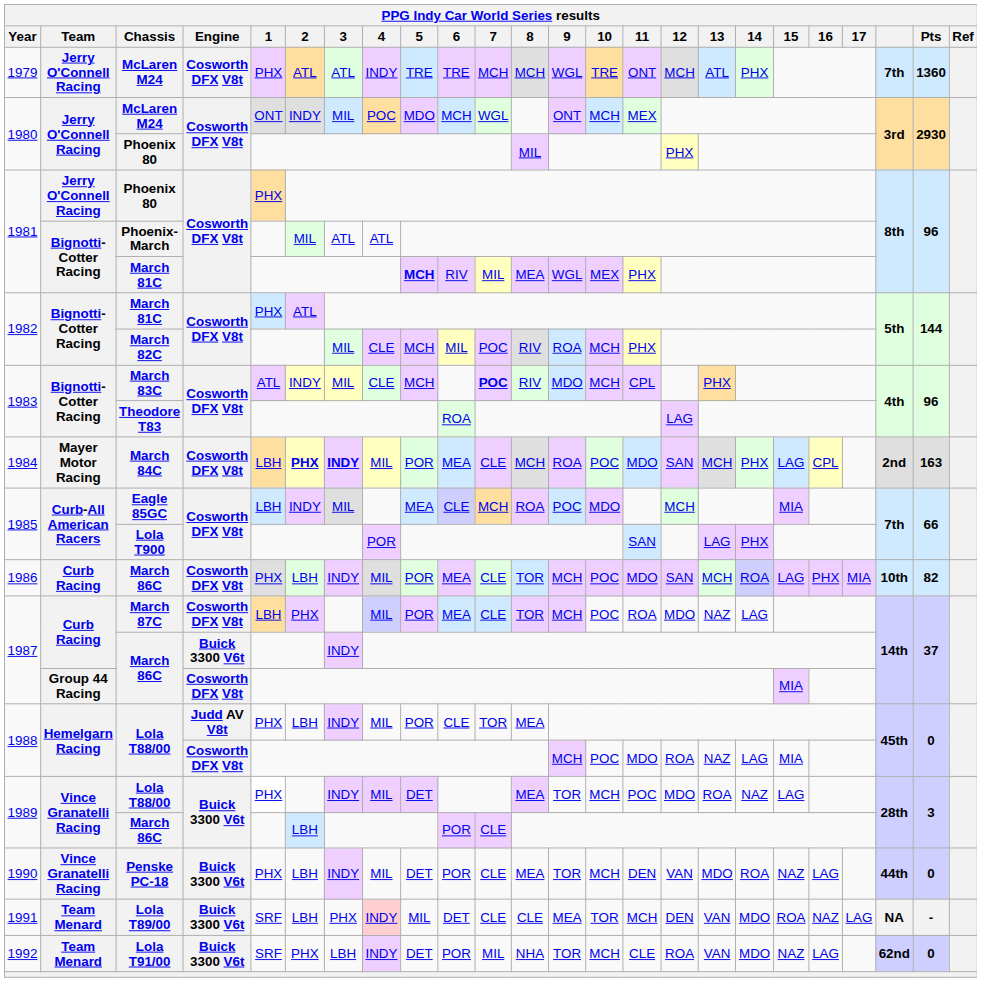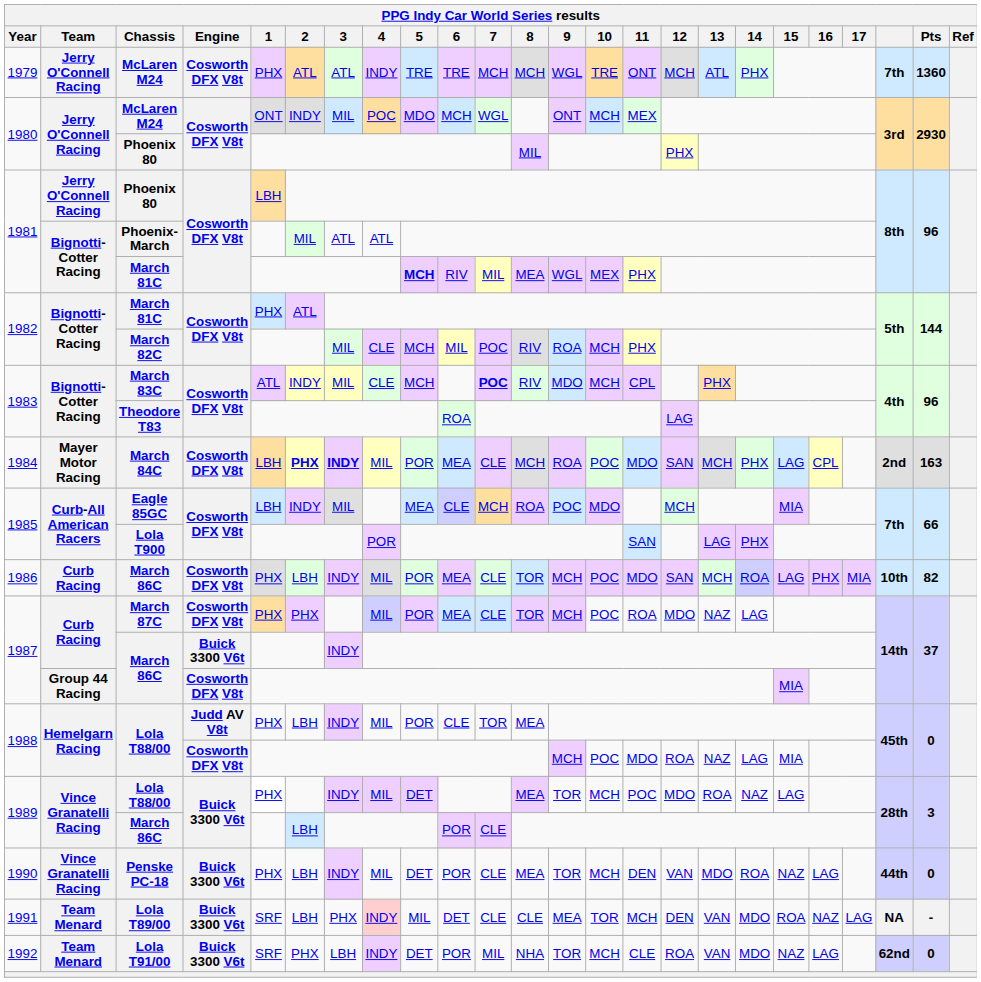(268, 196) PHX -> (268, 196) LBH
(268, 614) LBH -> (268, 614) PHX
